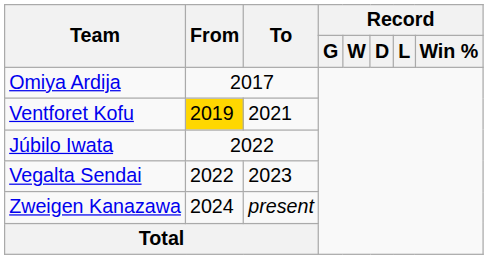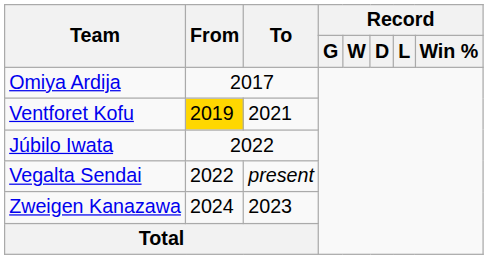(270, 176) 2023 -> (281, 176) present
(281, 207) present -> (270, 207) 2023
